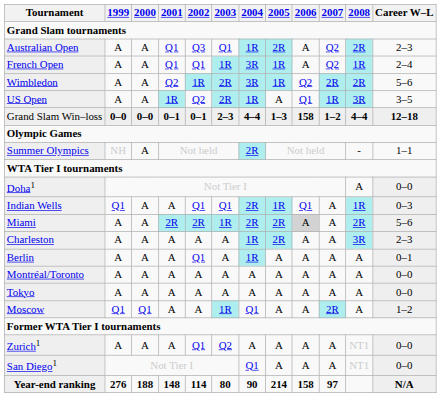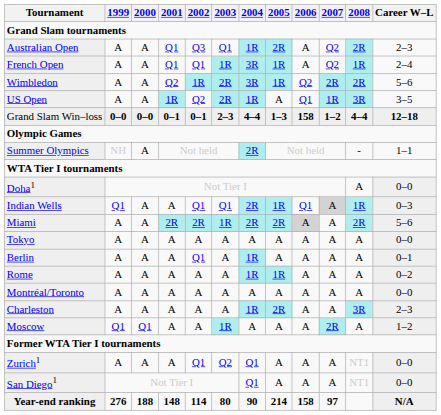(332, 205) no background -> (332, 205) lightgrey background
rows swapped: (30, 240) <-> (21, 292)
+ row: (20, 274)
(252, 309) Q1 -> (252, 326) A
(252, 345) A -> (252, 362) Q1
